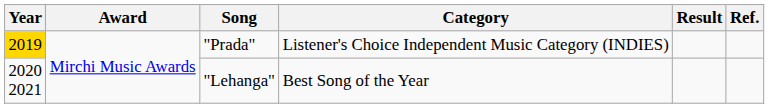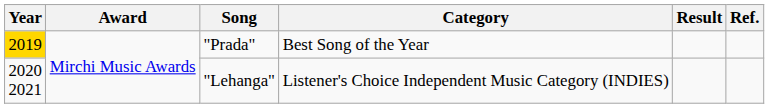(476, 44) Listener's Choice Independent Music Category (INDIES) -> (356, 44) Best Song of the Year
(356, 80) Best Song of the Year -> (476, 80) Listener's Choice Independent Music Category (INDIES)
